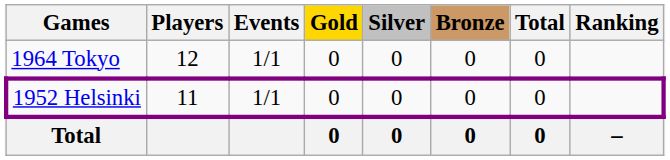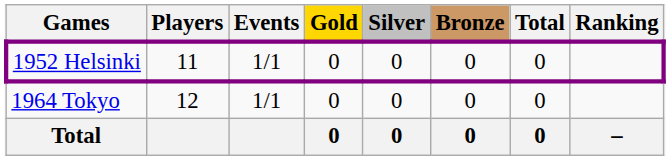rows swapped: (77, 97) <-> (66, 58)
